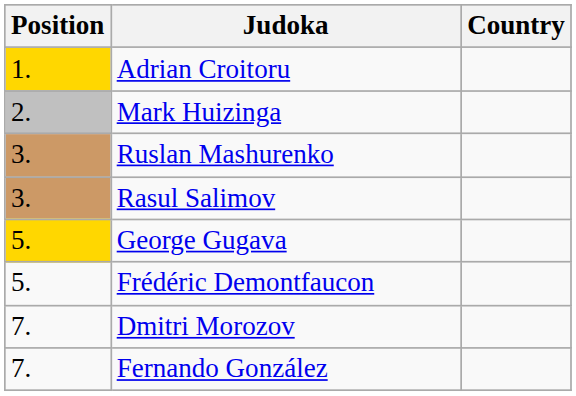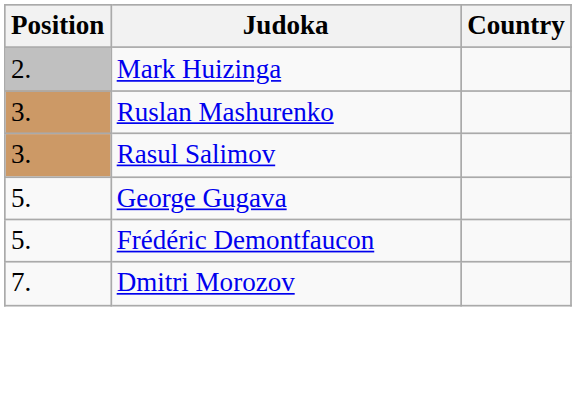- row: (203, 68)
(21, 240) gold background -> (21, 197) no background
- row: (222, 369)
